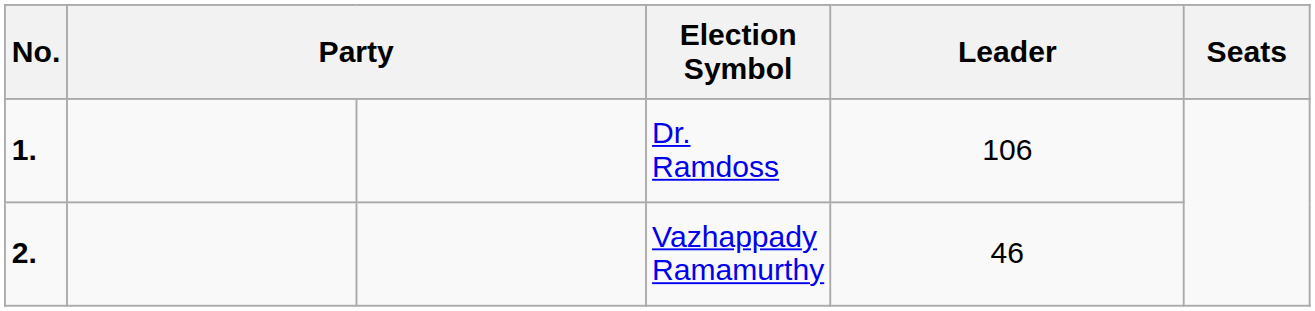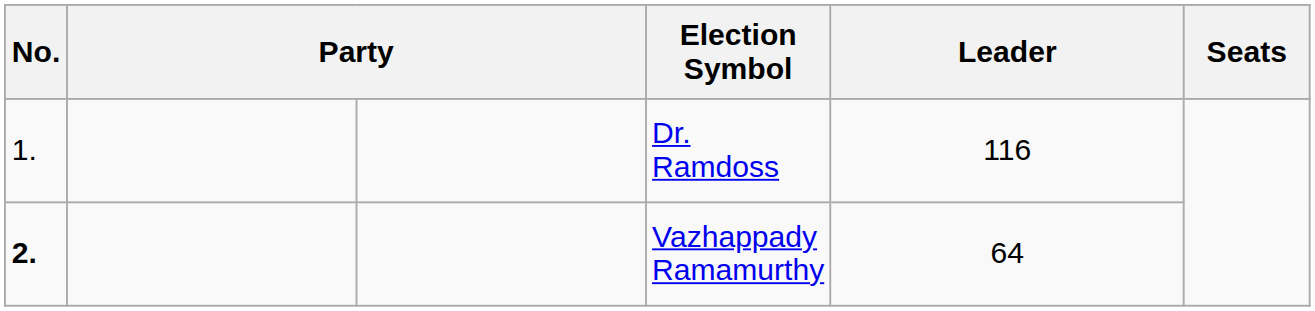(24, 150) bold -> (24, 150) normal
(1007, 150) 106 -> (1007, 150) 116
(1007, 253) 46 -> (1007, 253) 64
